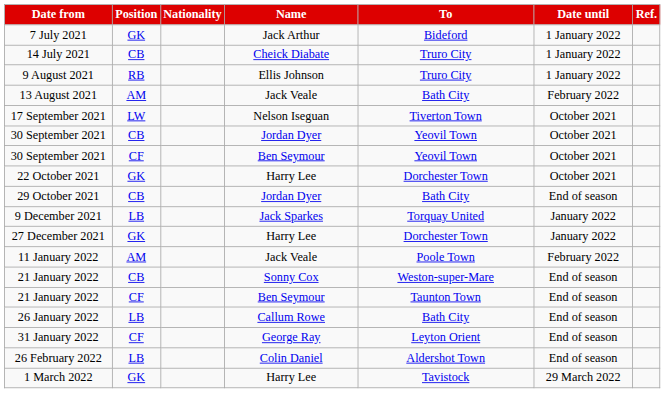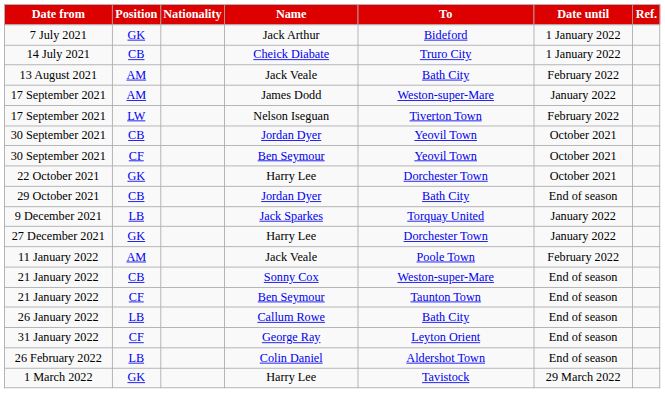- row: (58, 75)
+ row: (58, 95)
(583, 115) October 2021 -> (583, 115) February 2022
